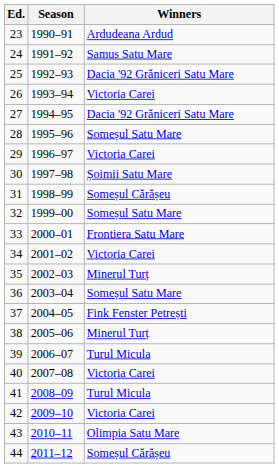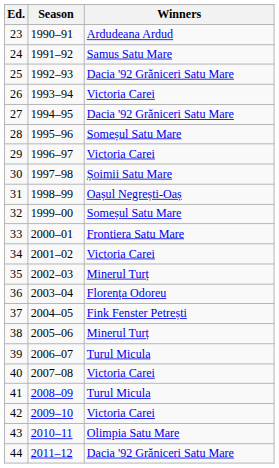(129, 194) Someșul Cărășeu -> (134, 194) Oașul Negrești-Oaș
(134, 294) Someșul Satu Mare -> (127, 294) Florența Odoreu
(129, 453) Someșul Cărășeu -> (160, 453) Dacia '92 Grăniceri Satu Mare
